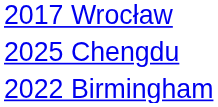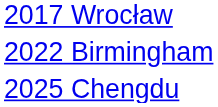rows swapped: (109, 89) <-> (92, 52)
